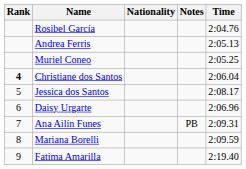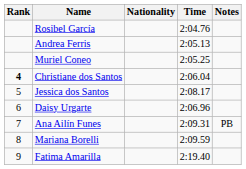columns swapped: (224, 12) <-> (192, 12)
